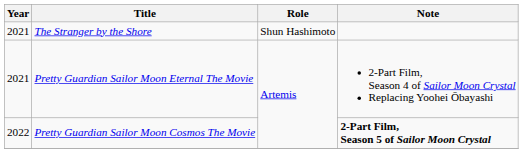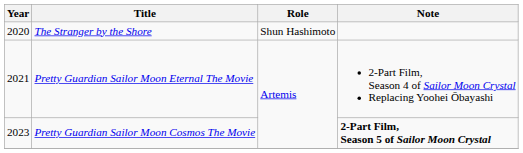(18, 31) 2021 -> (18, 31) 2020
(18, 133) 2022 -> (18, 133) 2023
